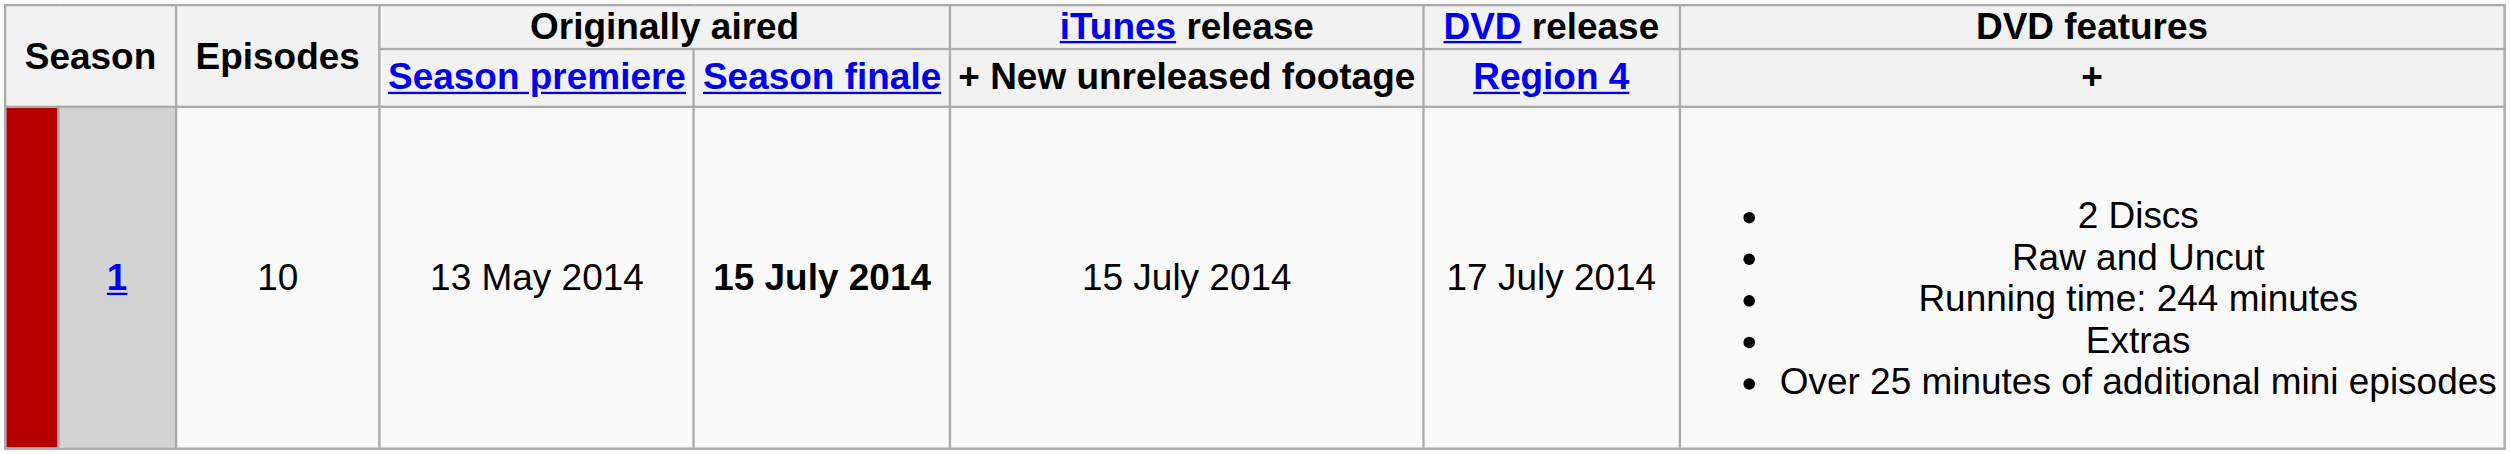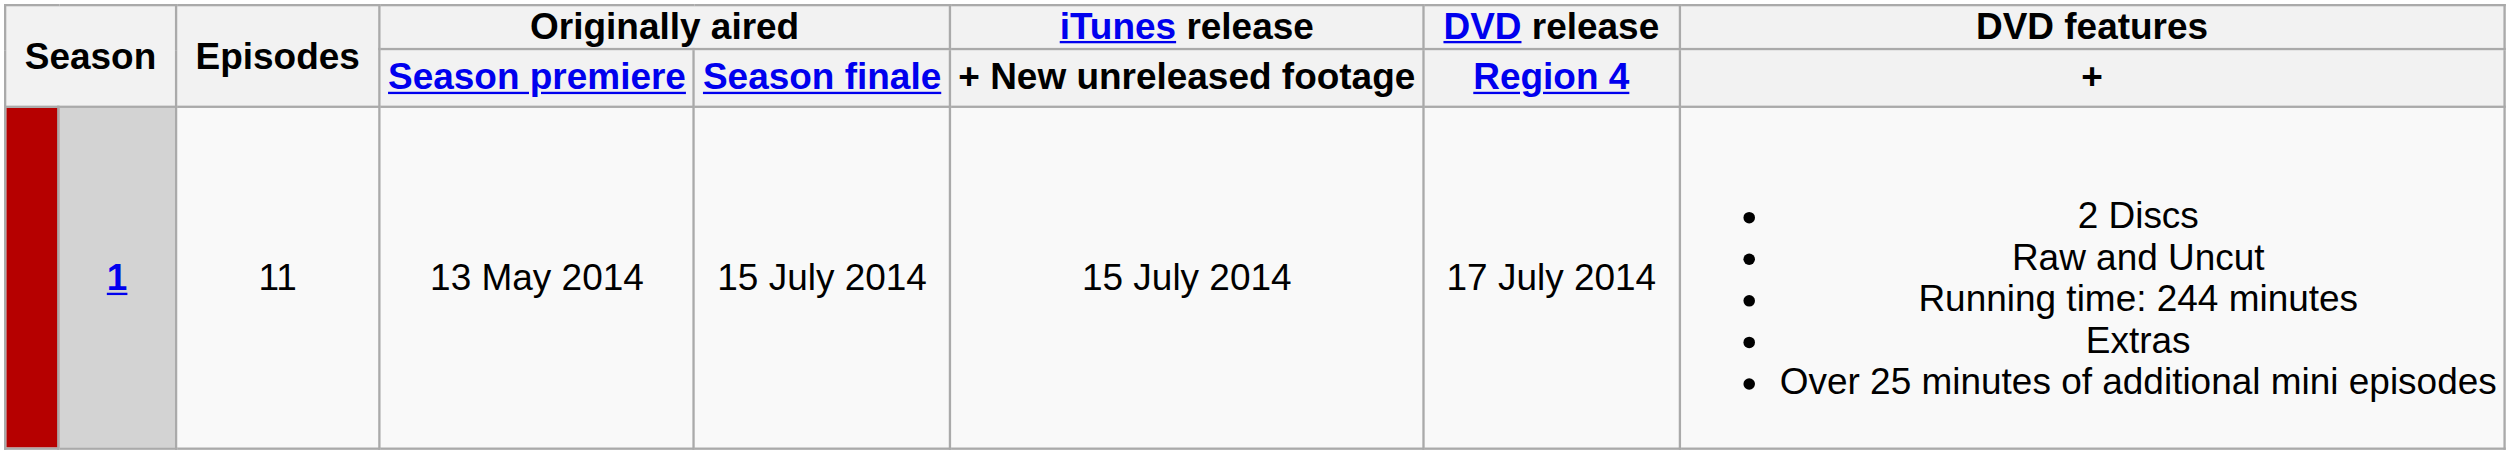(278, 277) 10 -> (278, 277) 11
(822, 277) bold -> (822, 277) normal
